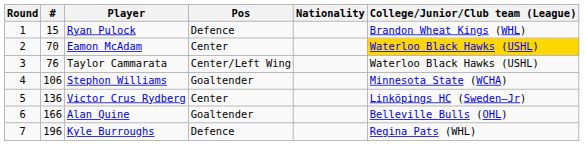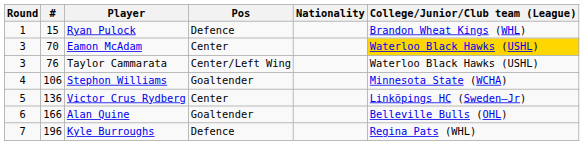(23, 47) 2 -> (23, 47) 3
